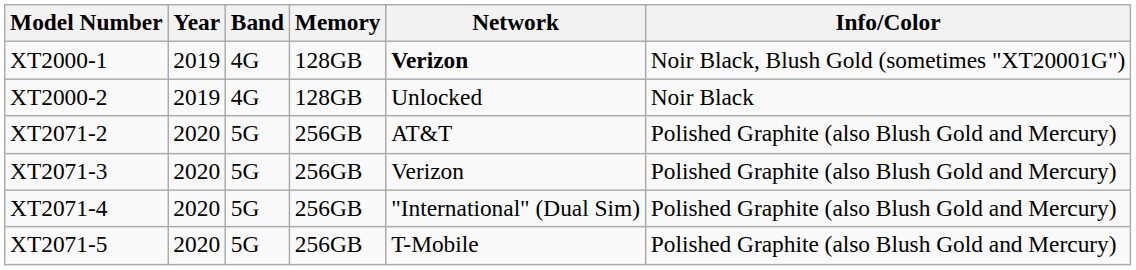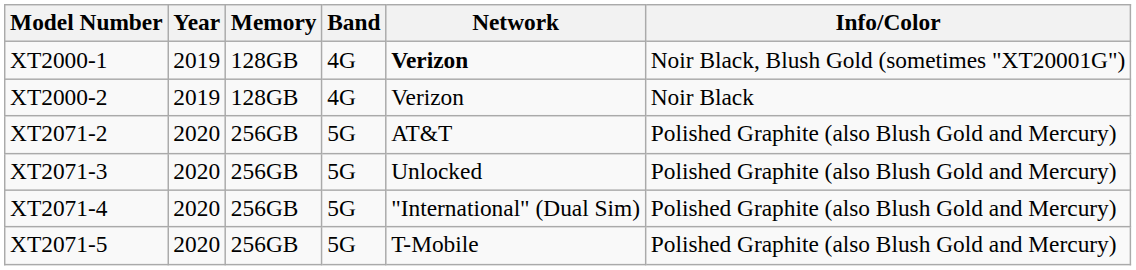columns swapped: (257, 23) <-> (338, 23)
(437, 97) Unlocked -> (428, 97) Verizon
(428, 171) Verizon -> (437, 171) Unlocked
